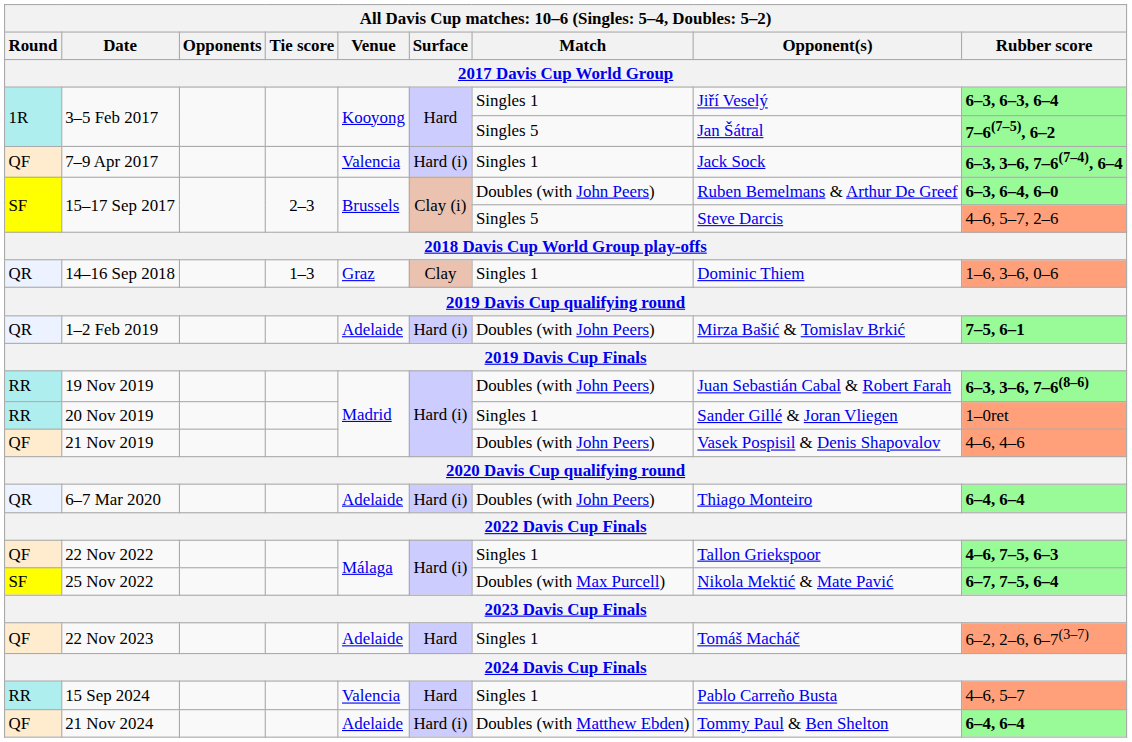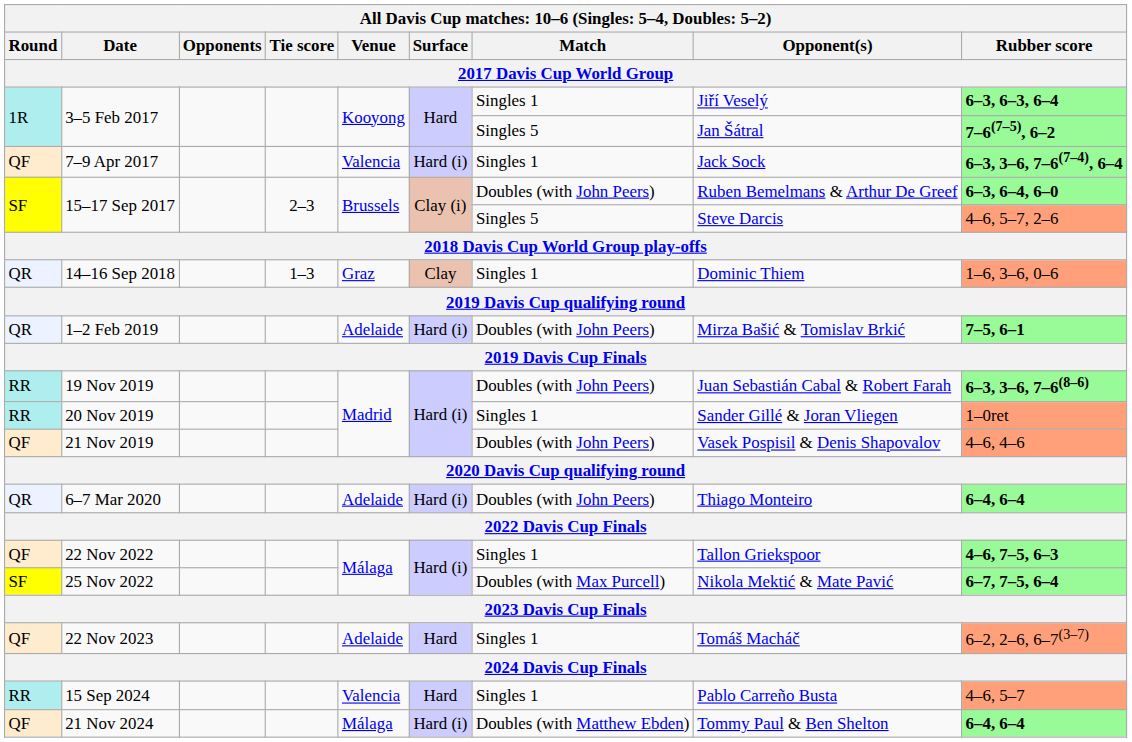(372, 723) Adelaide -> (367, 723) Málaga
